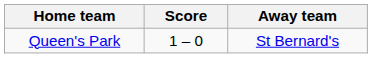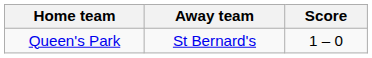columns swapped: (186, 16) <-> (297, 16)
